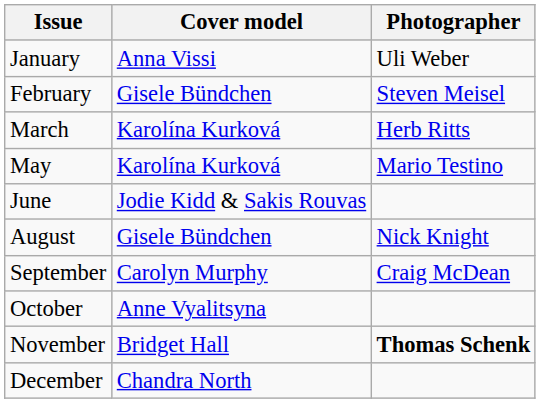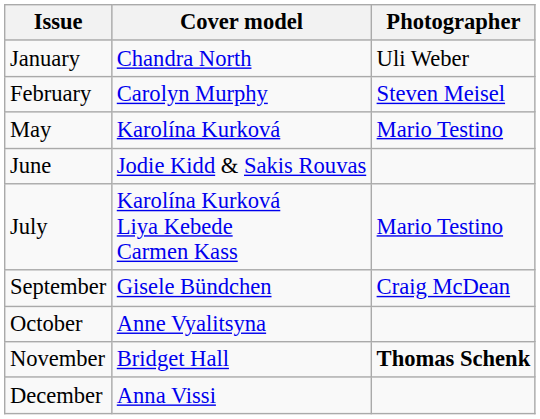(166, 58) Anna Vissi -> (184, 58) Chandra North
(194, 93) Gisele Bündchen -> (192, 93) Carolyn Murphy
- row: (39, 129)
+ row: (29, 226)
- row: (42, 237)
(192, 272) Carolyn Murphy -> (194, 287) Gisele Bündchen
(184, 380) Chandra North -> (166, 395) Anna Vissi
